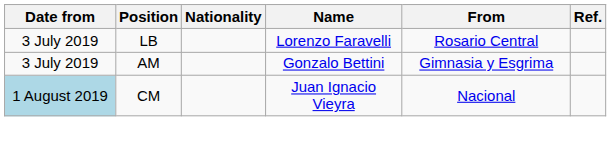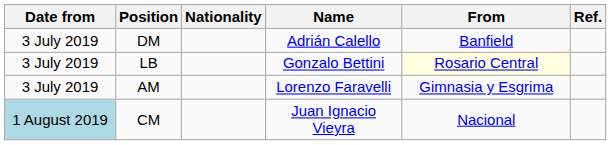+ row: (149, 40)
(334, 40) Lorenzo Faravelli -> (334, 64) Gonzalo Bettini
(486, 40) no background -> (486, 64) lightyellow background
(334, 64) Gonzalo Bettini -> (334, 88) Lorenzo Faravelli
